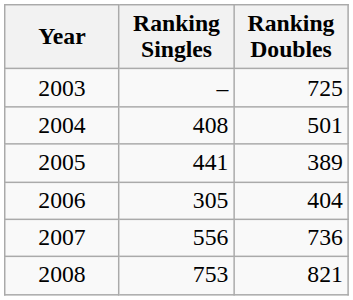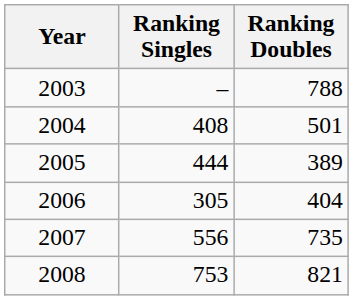(325, 87) 725 -> (325, 87) 788
(211, 162) 441 -> (211, 162) 444
(325, 237) 736 -> (325, 237) 735
